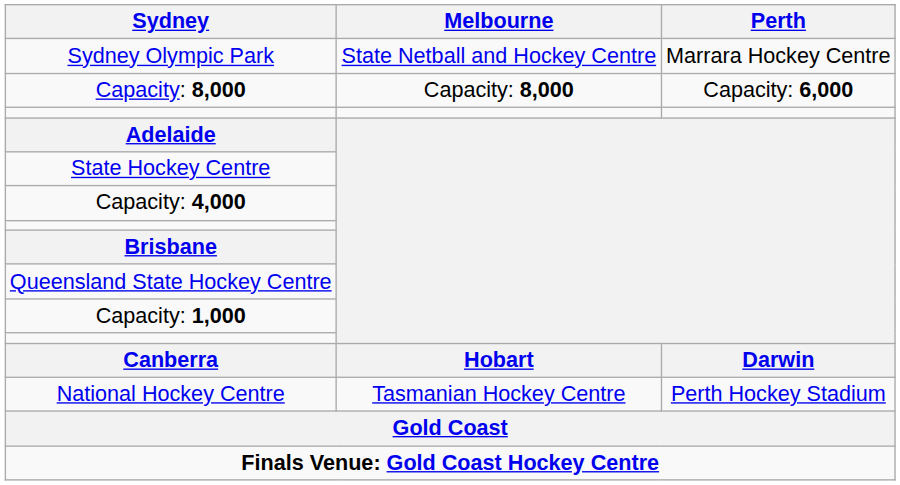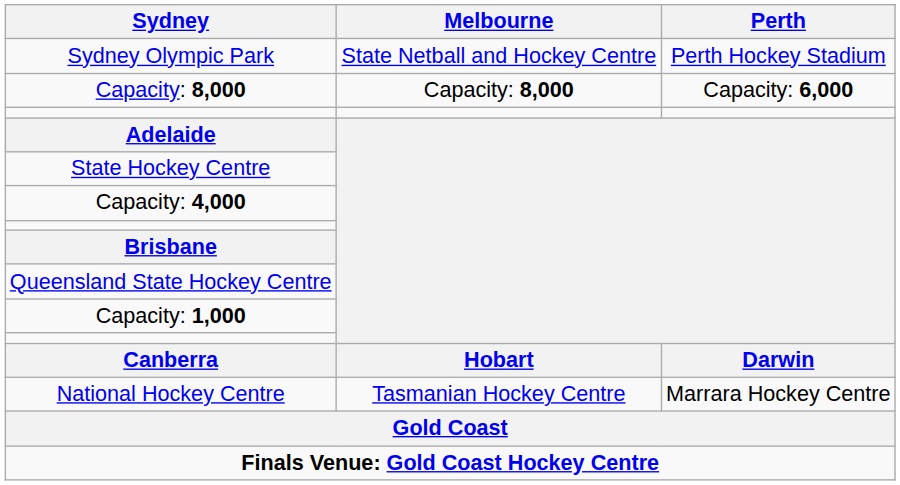(778, 55) Marrara Hockey Centre -> (778, 55) Perth Hockey Stadium
(778, 394) Perth Hockey Stadium -> (778, 394) Marrara Hockey Centre
